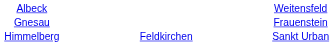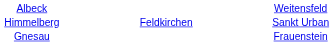rows swapped: (32, 22) <-> (32, 37)
